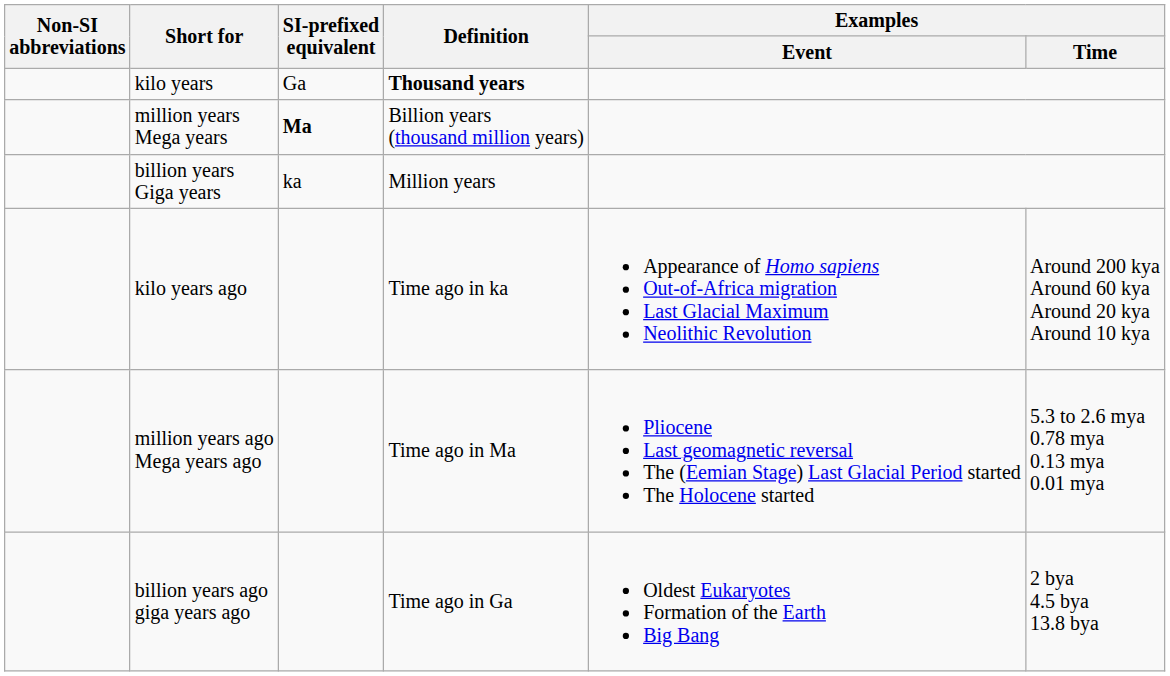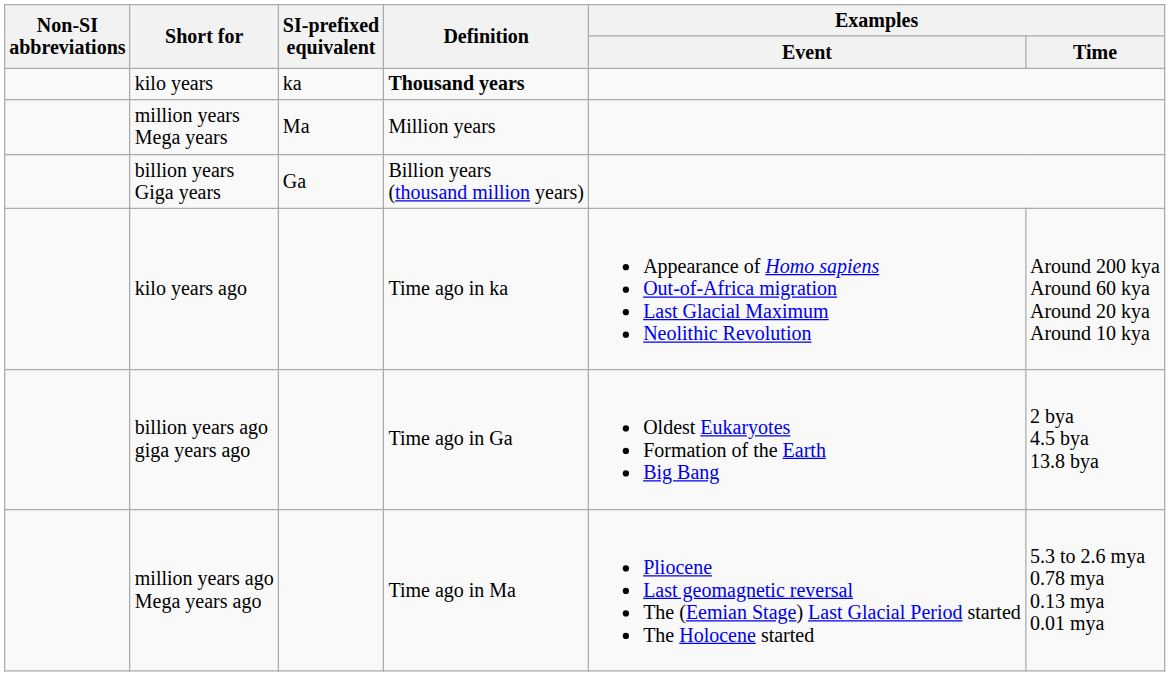(295, 83) Ga -> (292, 83) ka
(297, 126) bold -> (296, 126) normal
(486, 126) Billion years (thousand million years) -> (442, 126) Million years
(292, 180) ka -> (295, 180) Ga
(442, 180) Million years -> (486, 180) Billion years (thousand million years)
rows swapped: (204, 450) <-> (201, 601)
